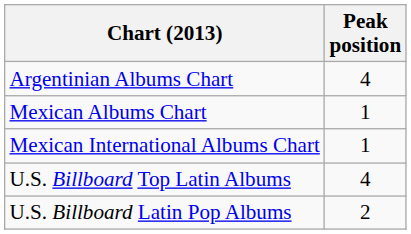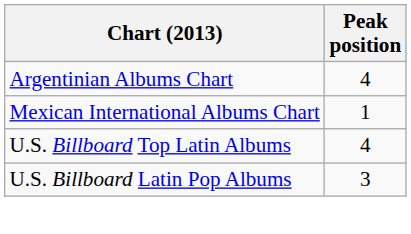- row: (108, 111)
(365, 212) 2 -> (365, 178) 3
